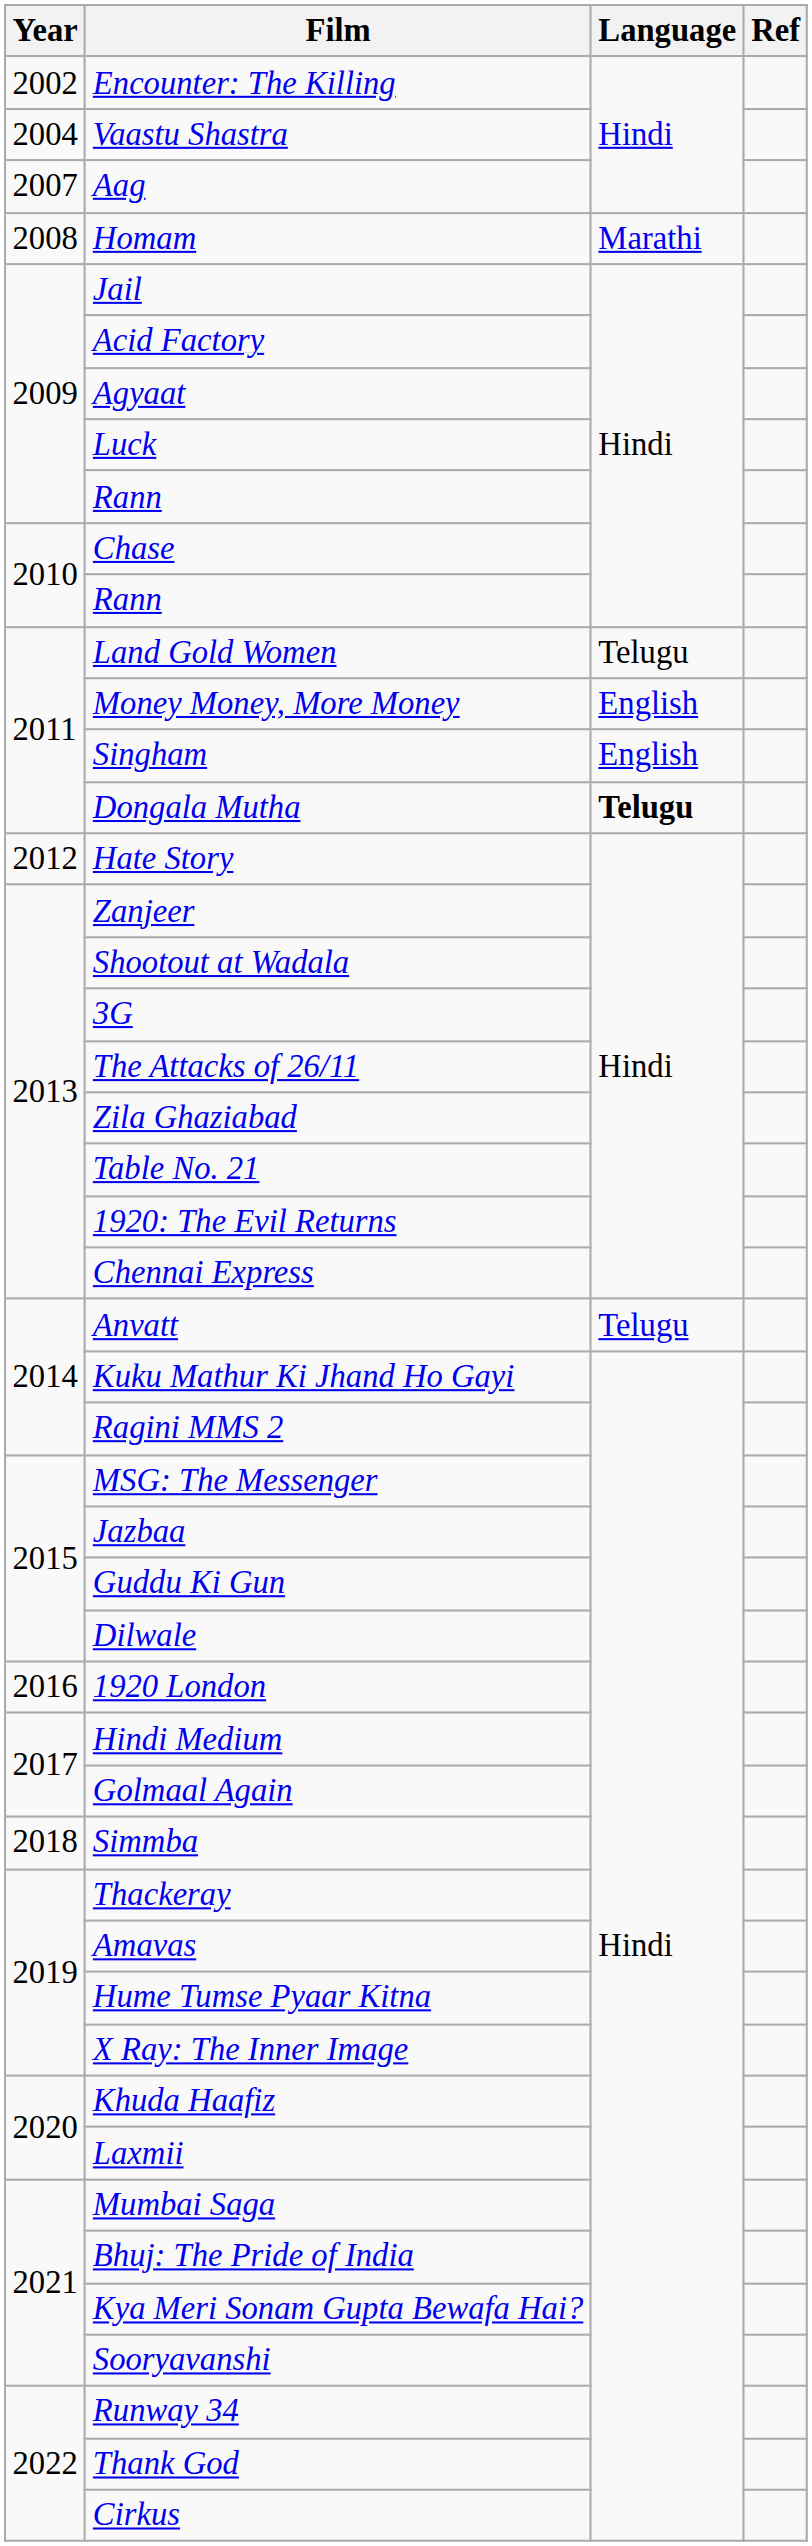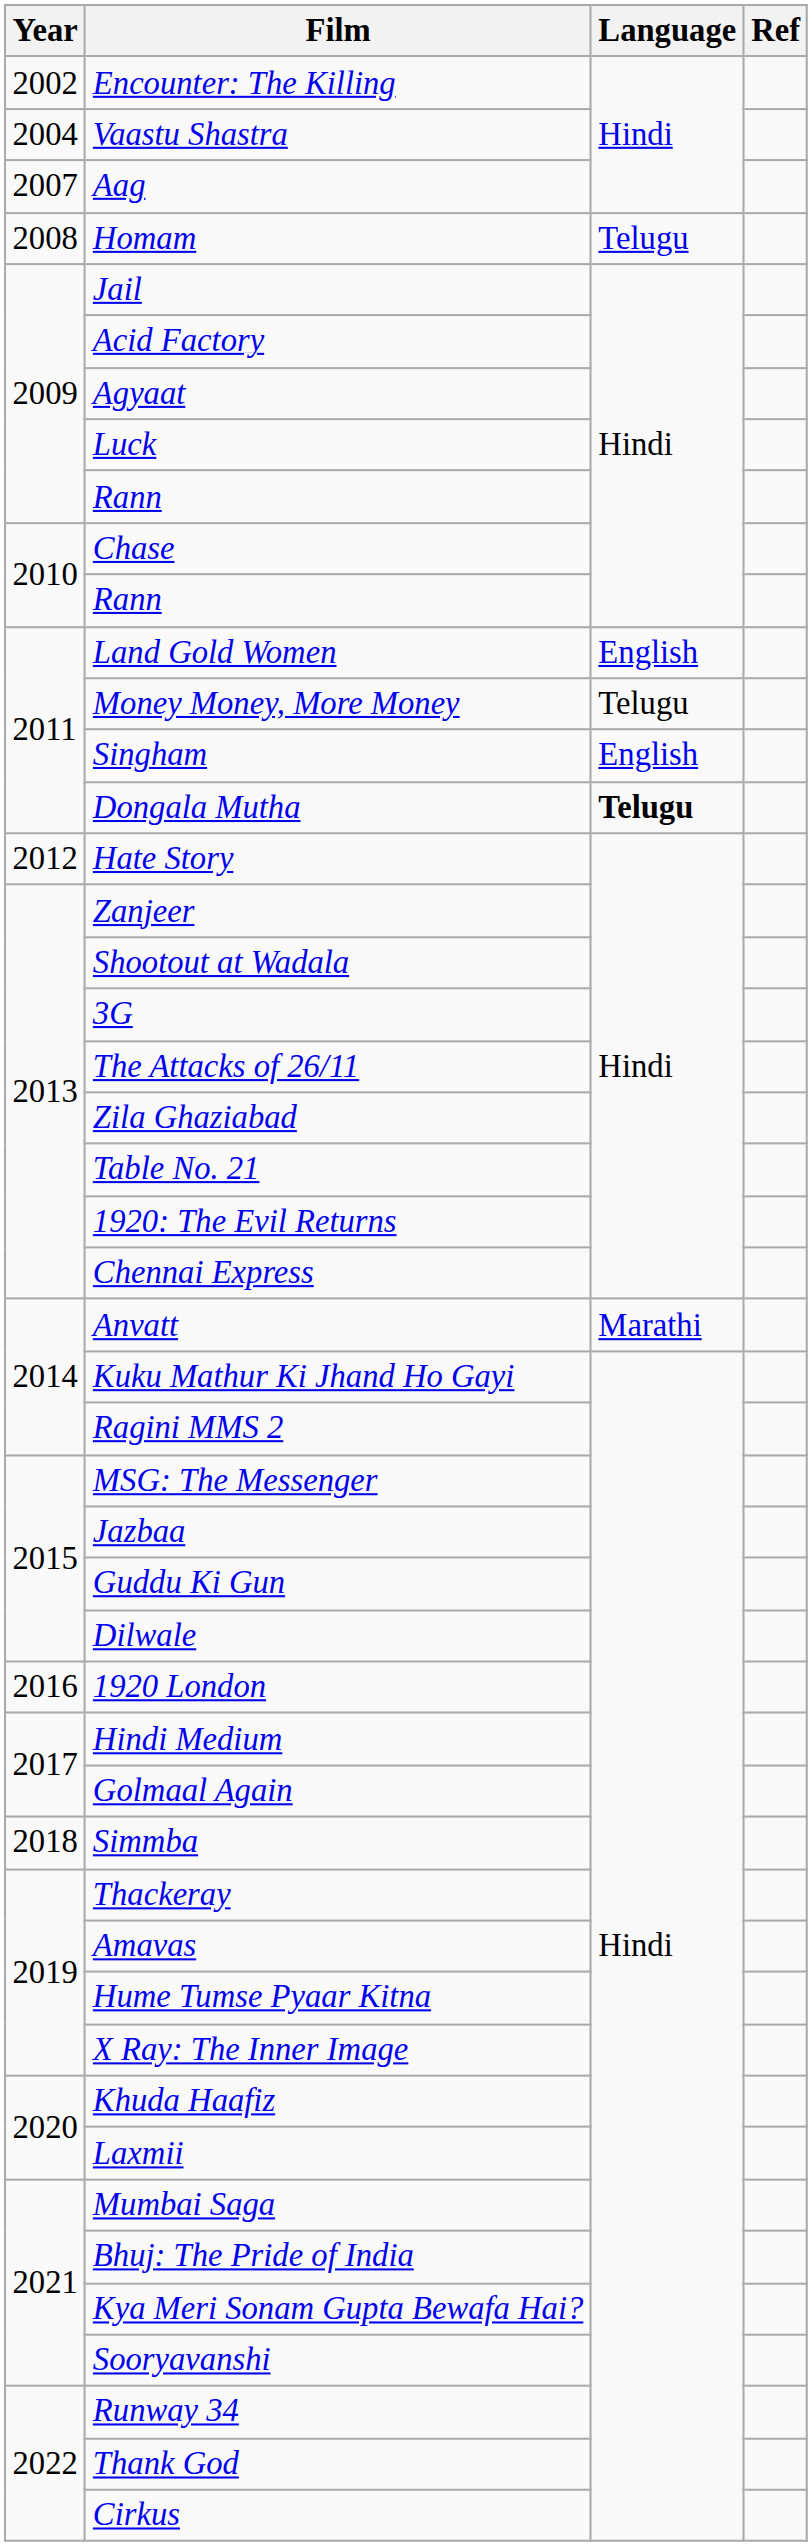(650, 237) Marathi -> (643, 237) Telugu
(643, 651) Telugu -> (648, 651) English
(648, 703) English -> (643, 703) Telugu
(643, 1324) Telugu -> (650, 1324) Marathi
